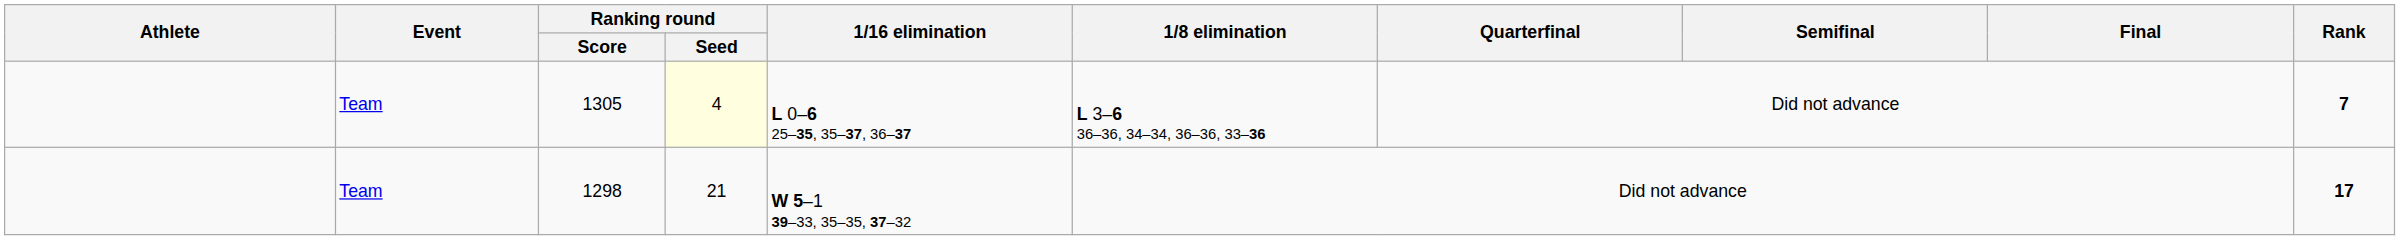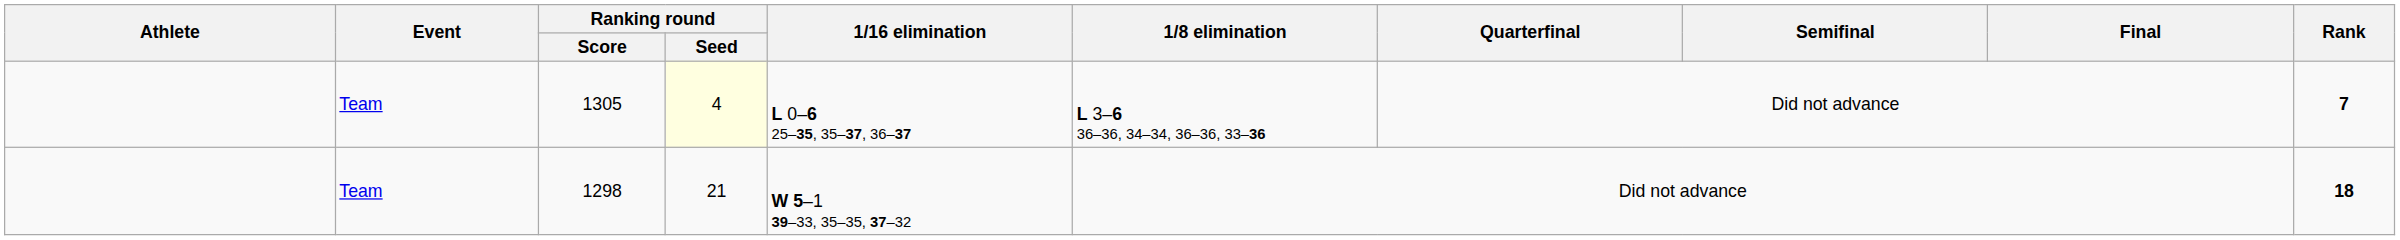(2344, 192) 17 -> (2344, 192) 18
